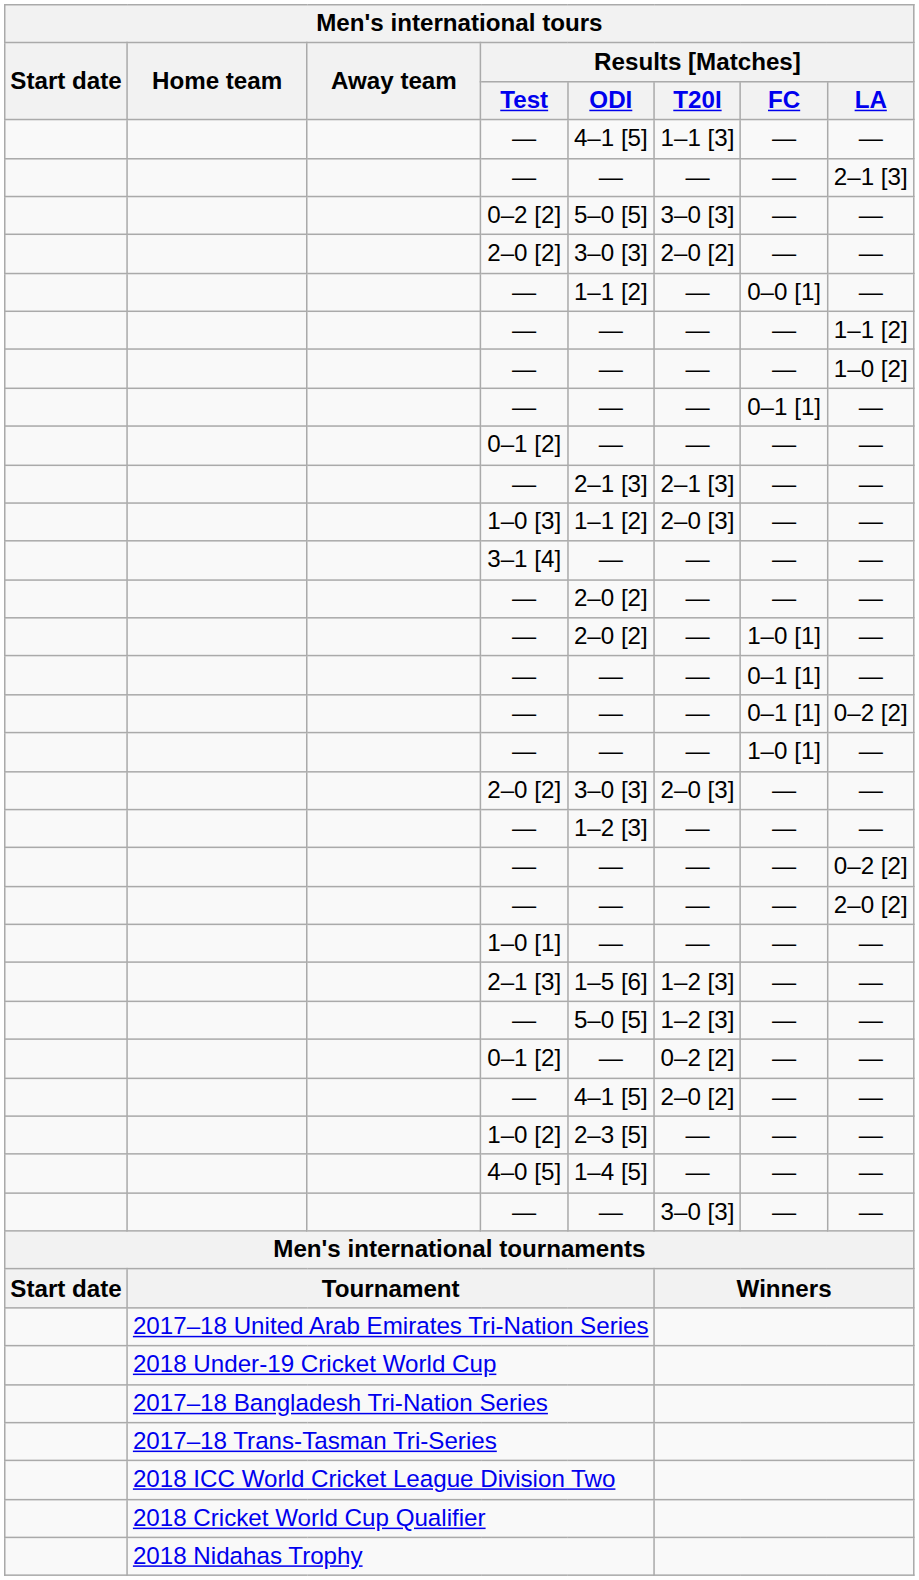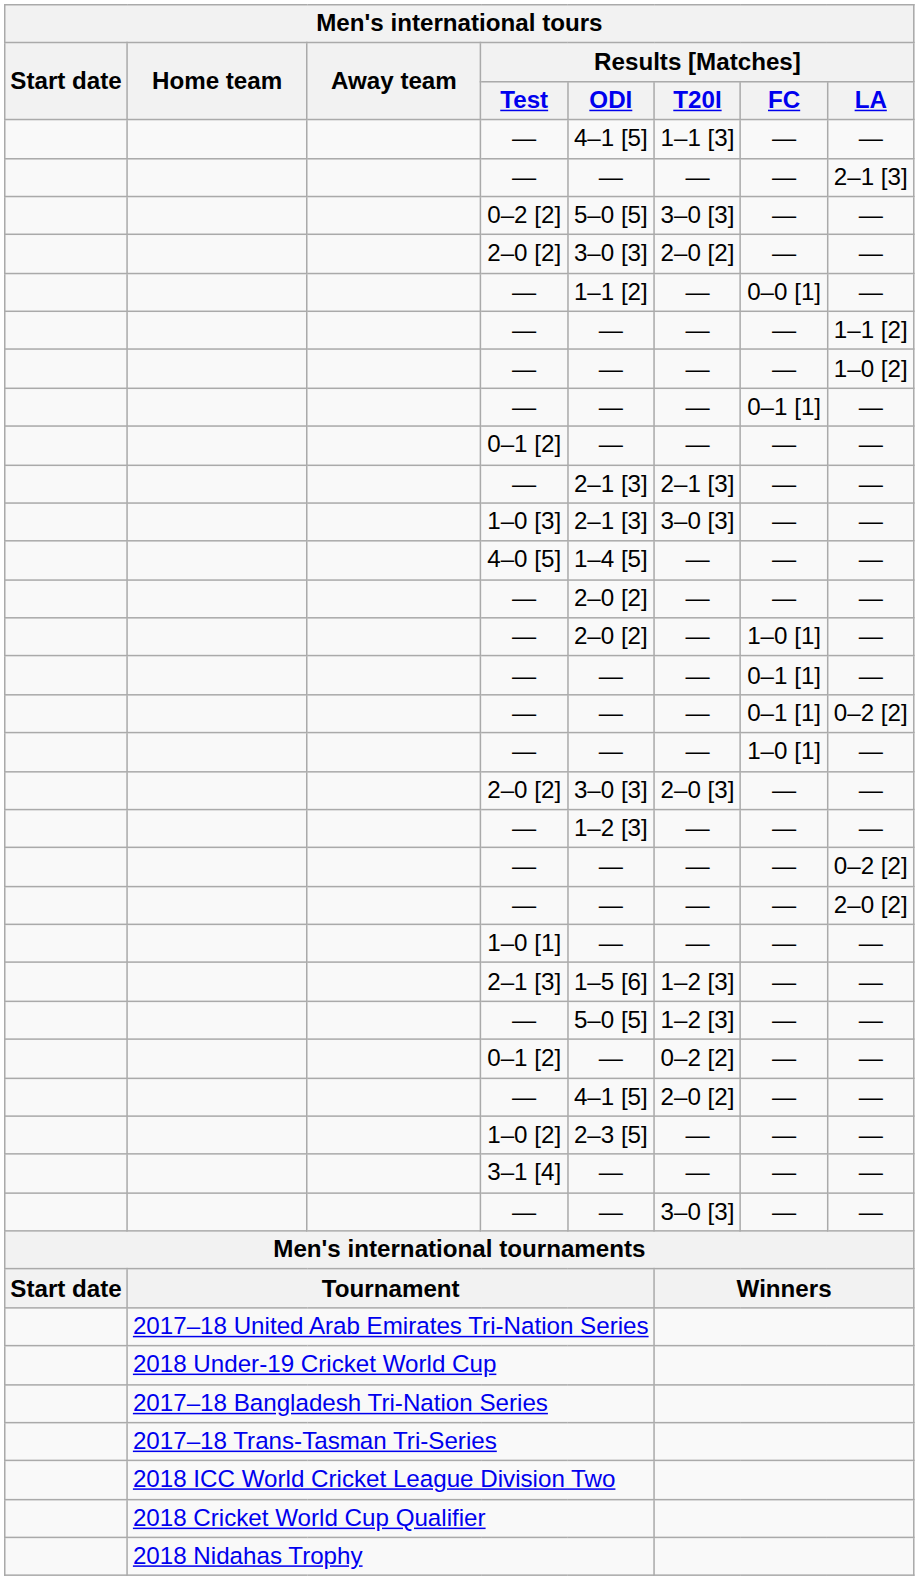(611, 521) 1–1 [2] -> (611, 521) 2–1 [3]
(697, 521) 2–0 [3] -> (697, 521) 3–0 [3]
rows swapped: (217, 1173) <-> (217, 560)
